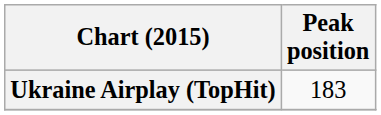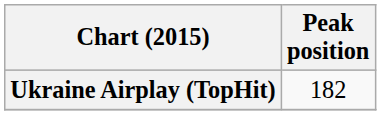(328, 89) 183 -> (328, 89) 182
